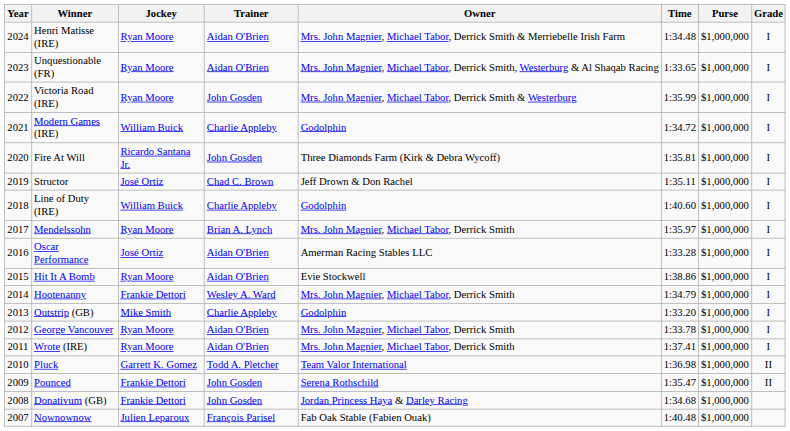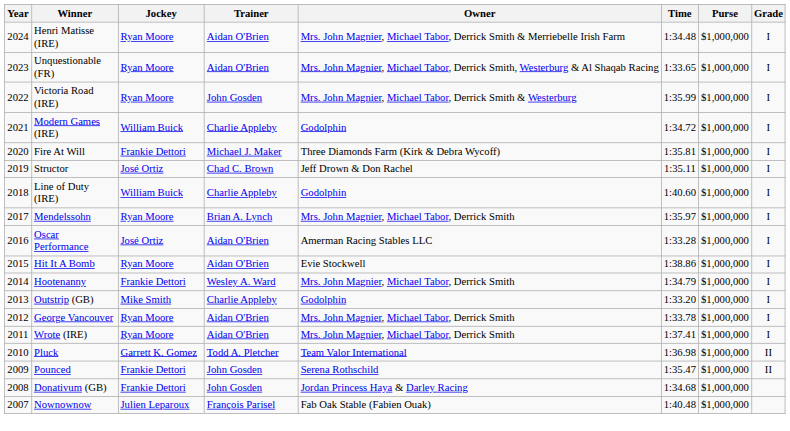(156, 158) Ricardo Santana Jr. -> (153, 151) Frankie Dettori
(235, 158) John Gosden -> (244, 151) Michael J. Maker
